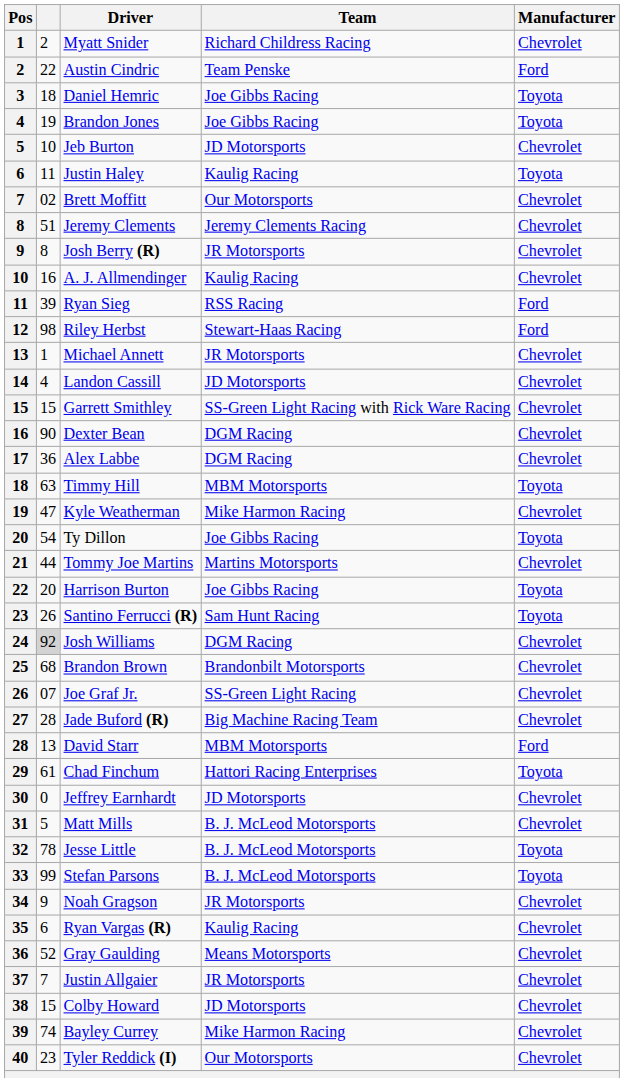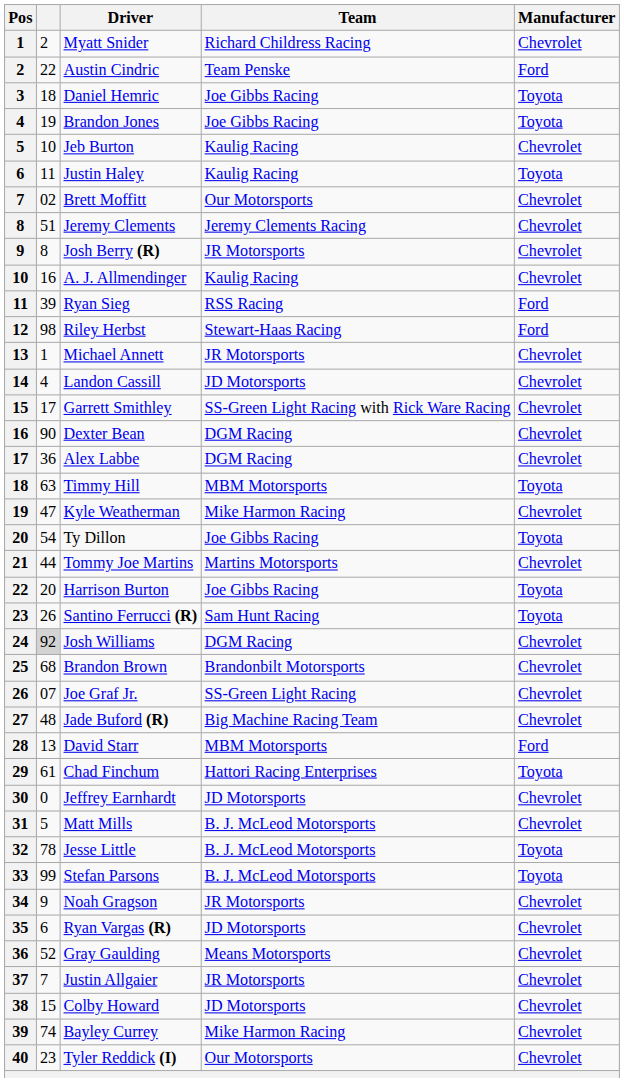(255, 147) JD Motorsports -> (251, 147) Kaulig Racing
(48, 407) 15 -> (48, 407) 17
(48, 719) 28 -> (48, 719) 48
(251, 927) Kaulig Racing -> (255, 927) JD Motorsports
